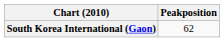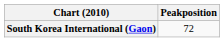(189, 28) 62 -> (189, 28) 72
